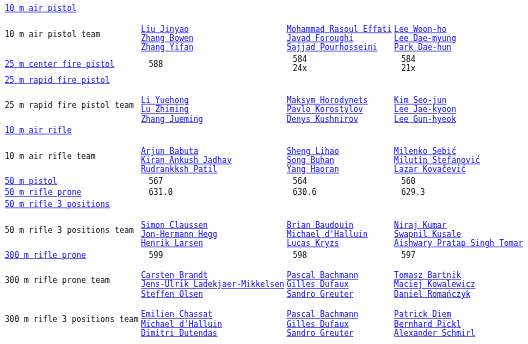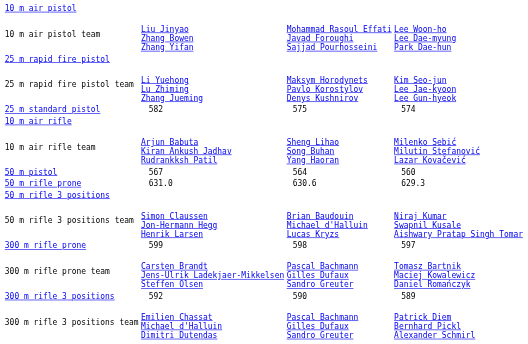- row: (60, 64)
+ row: (53, 110)
+ row: (60, 296)
